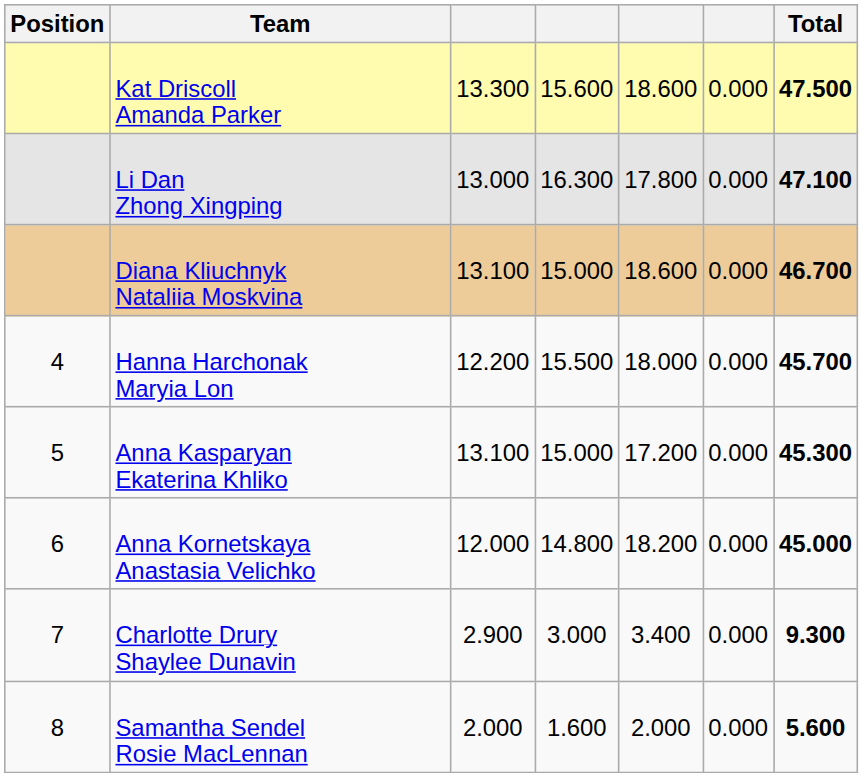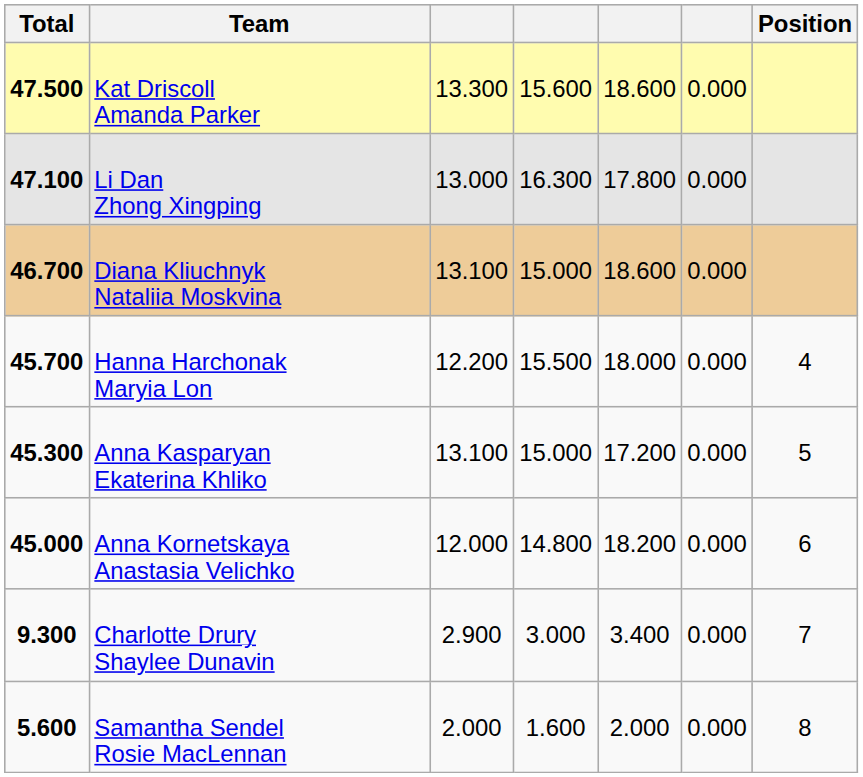columns swapped: (57, 24) <-> (816, 24)
